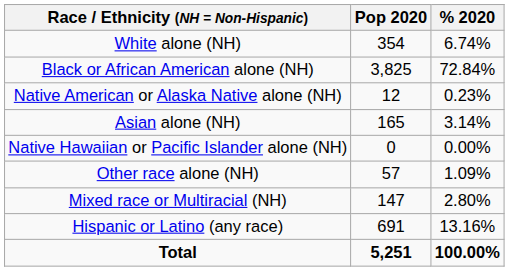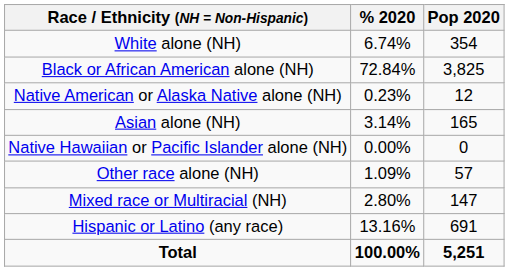columns swapped: (391, 17) <-> (467, 17)
